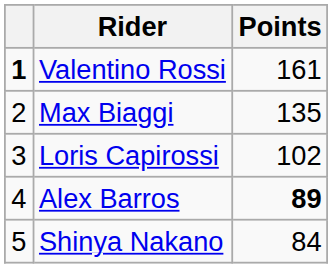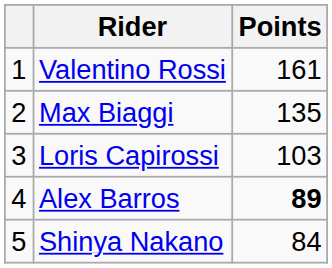(19, 70) bold -> (19, 70) normal
(299, 156) 102 -> (299, 156) 103
